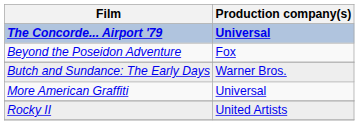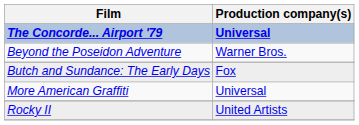(226, 52) Fox -> (251, 52) Warner Bros.
(251, 71) Warner Bros. -> (226, 71) Fox
